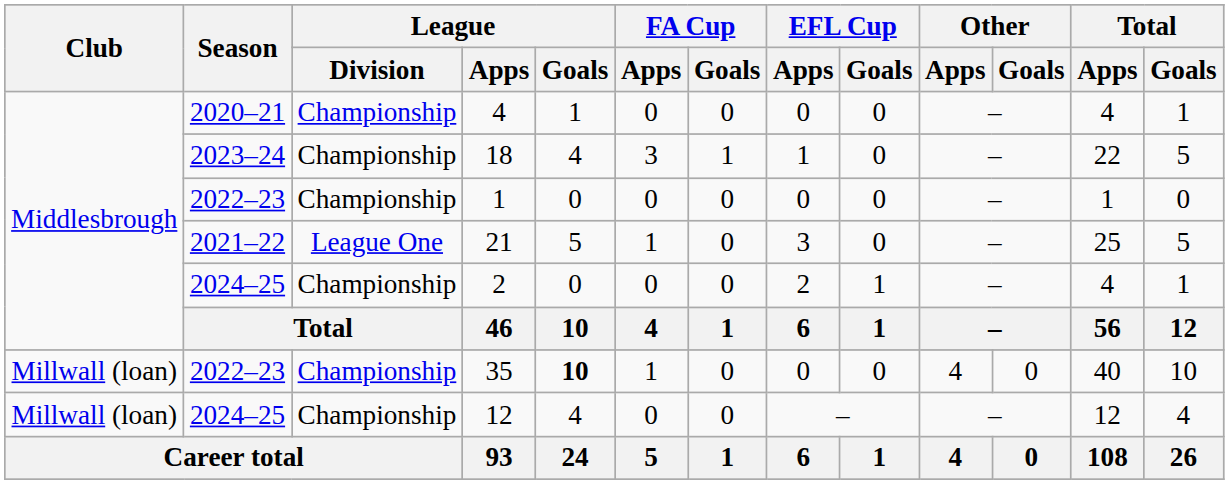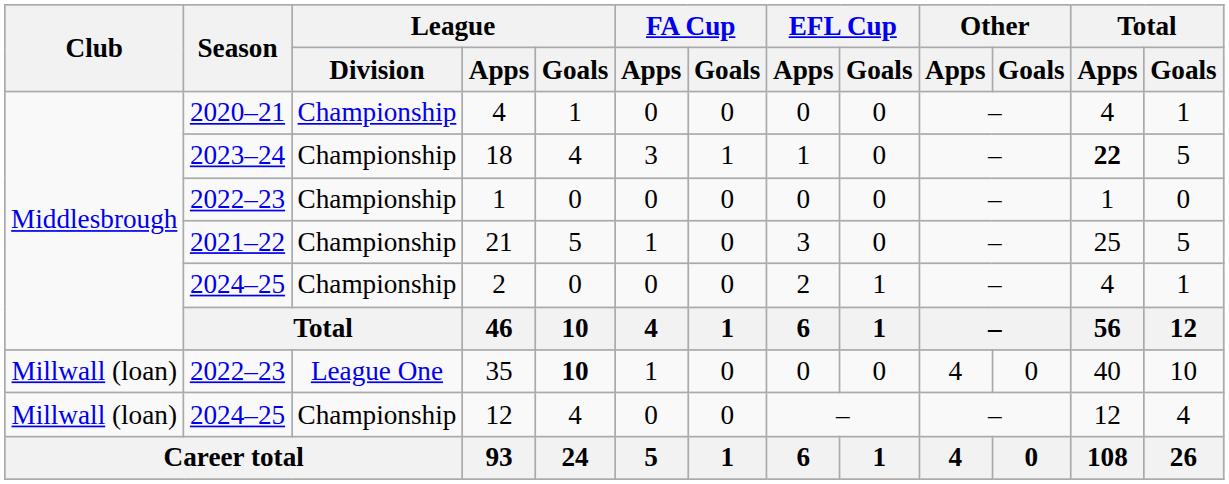(1107, 155) normal -> (1107, 155) bold
(377, 241) League One -> (377, 241) Championship
(377, 371) Championship -> (377, 371) League One
